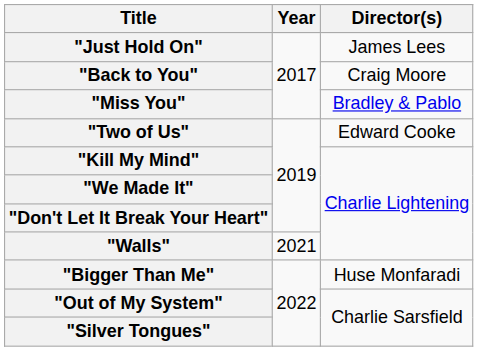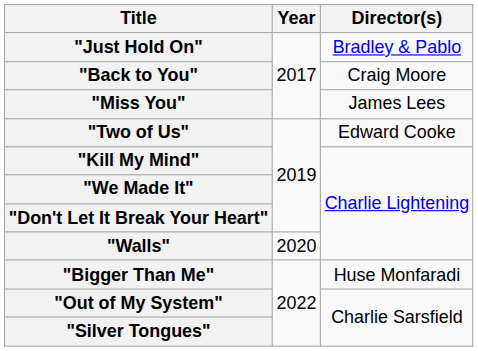(397, 47) James Lees -> (397, 47) Bradley & Pablo
(397, 103) Bradley & Pablo -> (397, 103) James Lees
(296, 246) 2021 -> (296, 246) 2020
